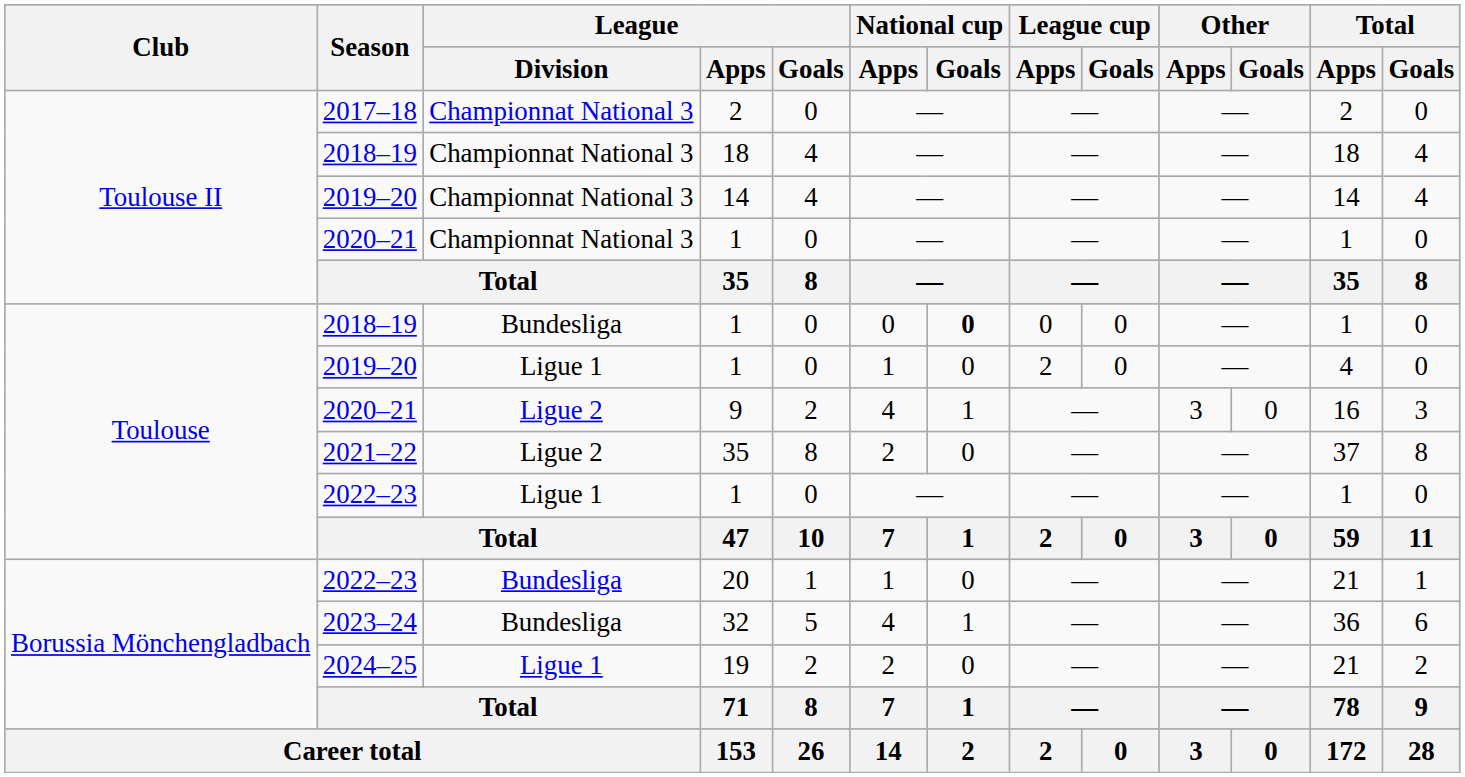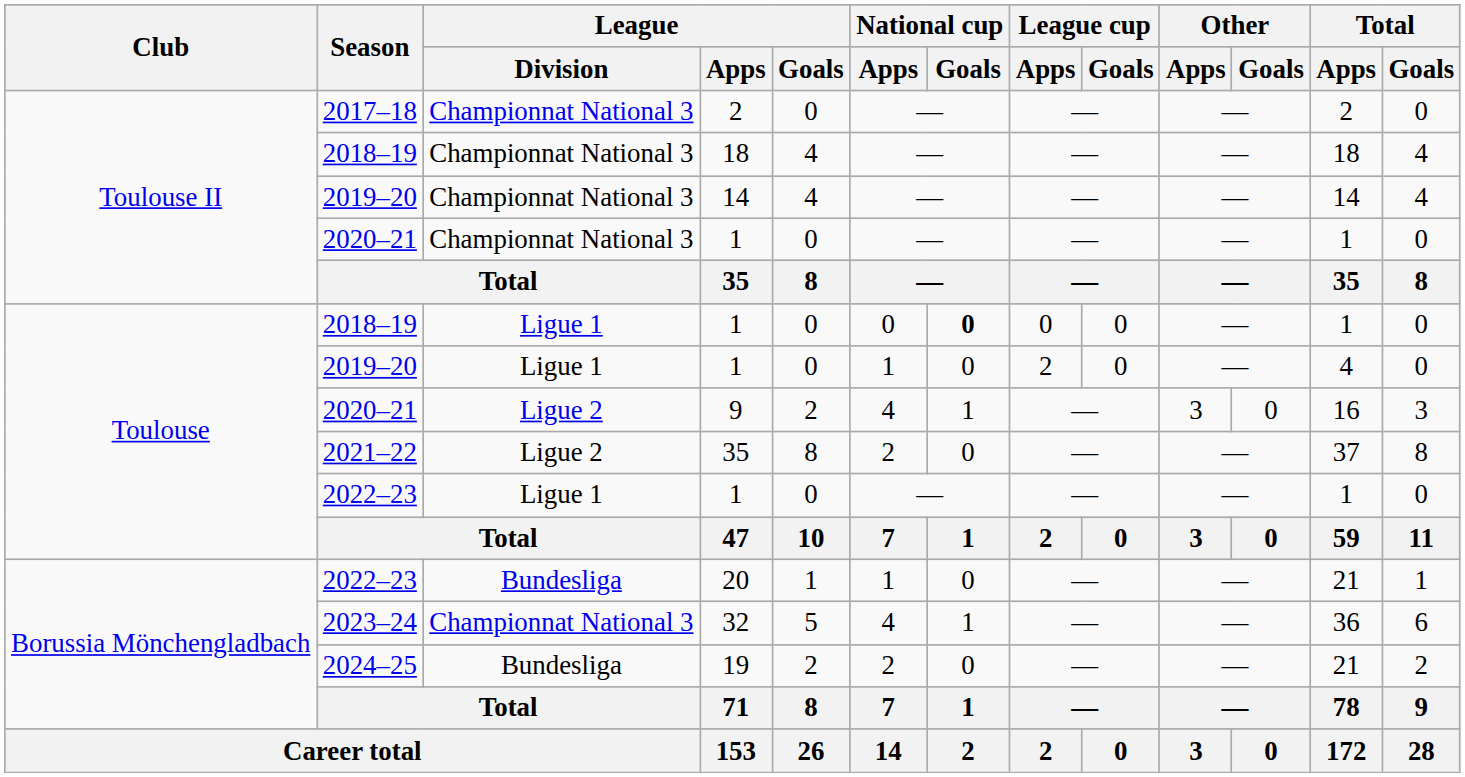(561, 324) Bundesliga -> (561, 324) Ligue 1
(561, 622) Bundesliga -> (561, 622) Championnat National 3
(561, 665) Ligue 1 -> (561, 665) Bundesliga
